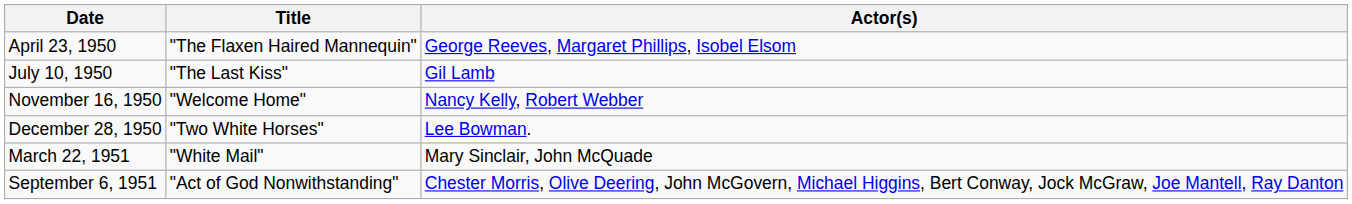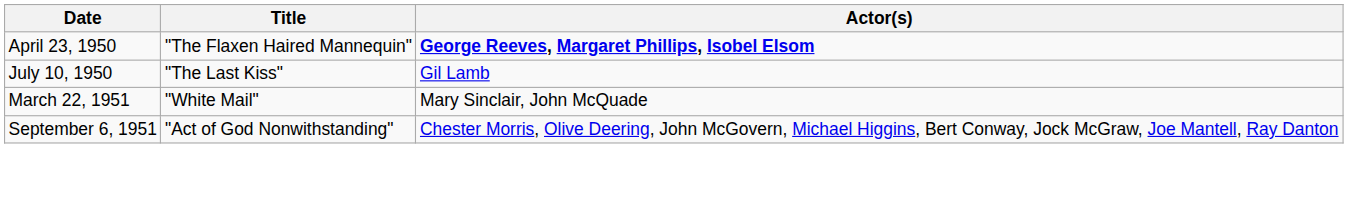(610, 45) normal -> (617, 45) bold
- row: (85, 101)
- row: (85, 128)
